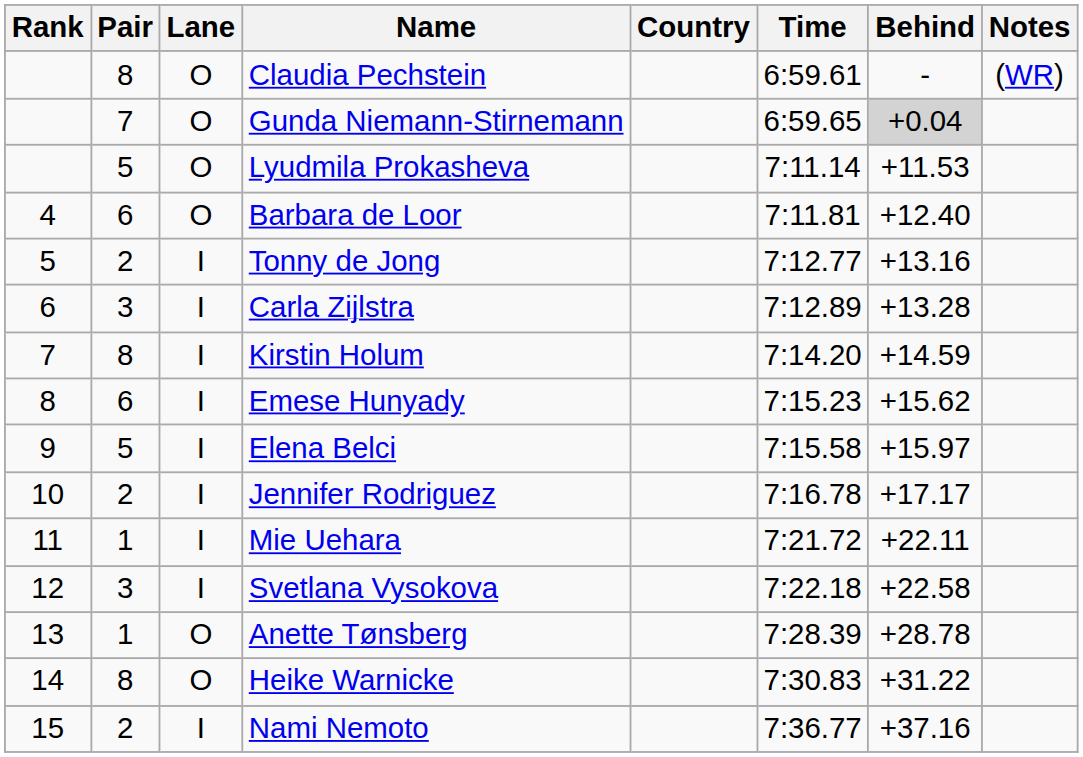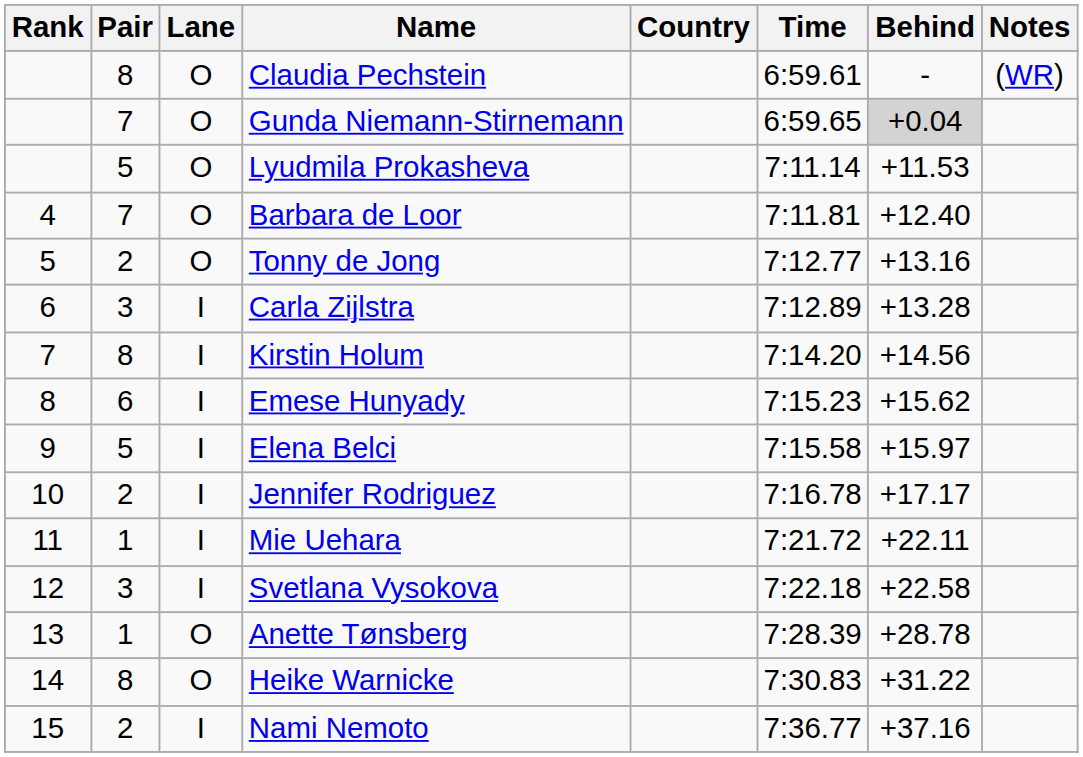(125, 214) 6 -> (125, 214) 7
(201, 261) I -> (201, 261) O
(925, 354) +14.59 -> (925, 354) +14.56
